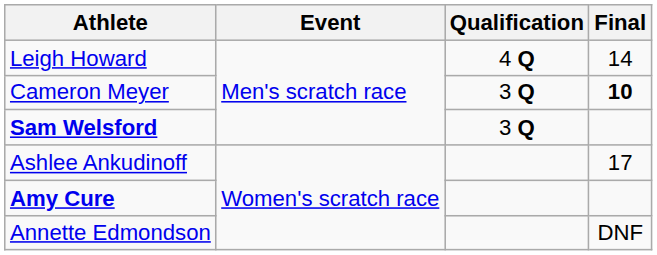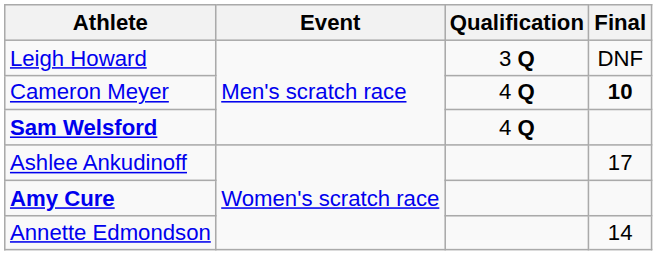(517, 58) 4 Q -> (517, 58) 3 Q
(620, 58) 14 -> (620, 58) DNF
(517, 93) 3 Q -> (517, 93) 4 Q
(517, 128) 3 Q -> (517, 128) 4 Q
(620, 233) DNF -> (620, 233) 14
